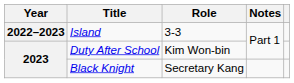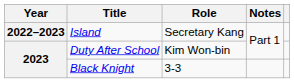(173, 31) 3-3 -> (204, 31) Secretary Kang
(204, 68) Secretary Kang -> (173, 68) 3-3
